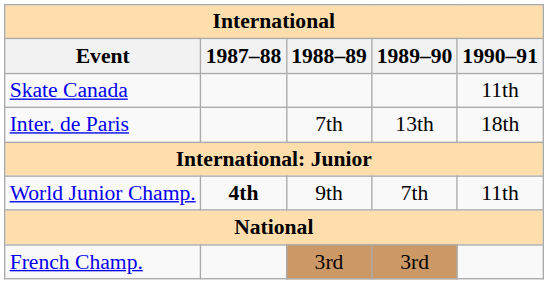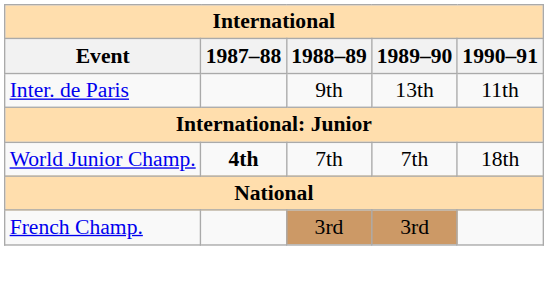- row: (69, 90)
(329, 124) 7th -> (329, 90) 9th
(500, 124) 18th -> (500, 90) 11th
(329, 192) 9th -> (329, 158) 7th
(500, 192) 11th -> (500, 158) 18th
